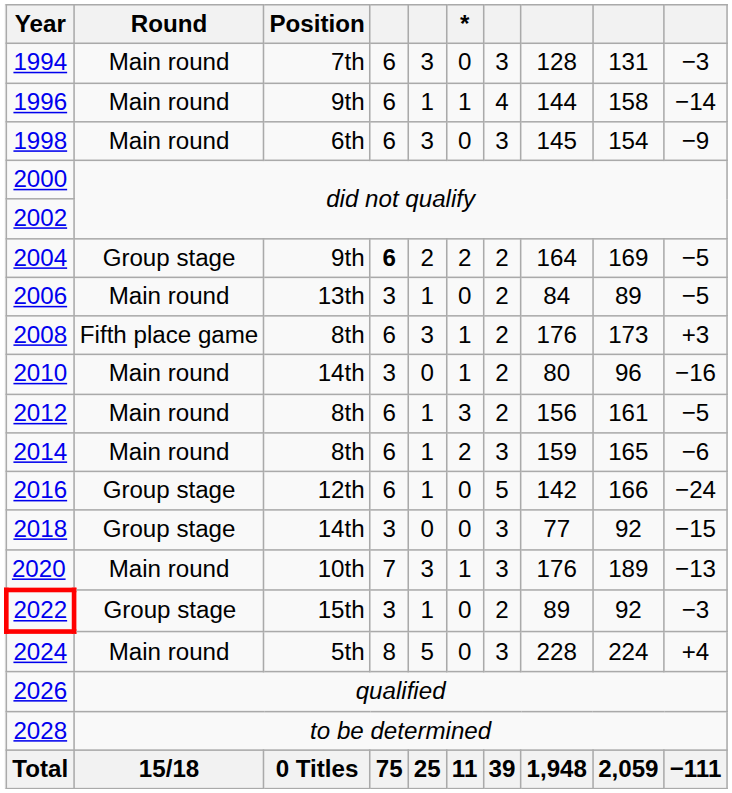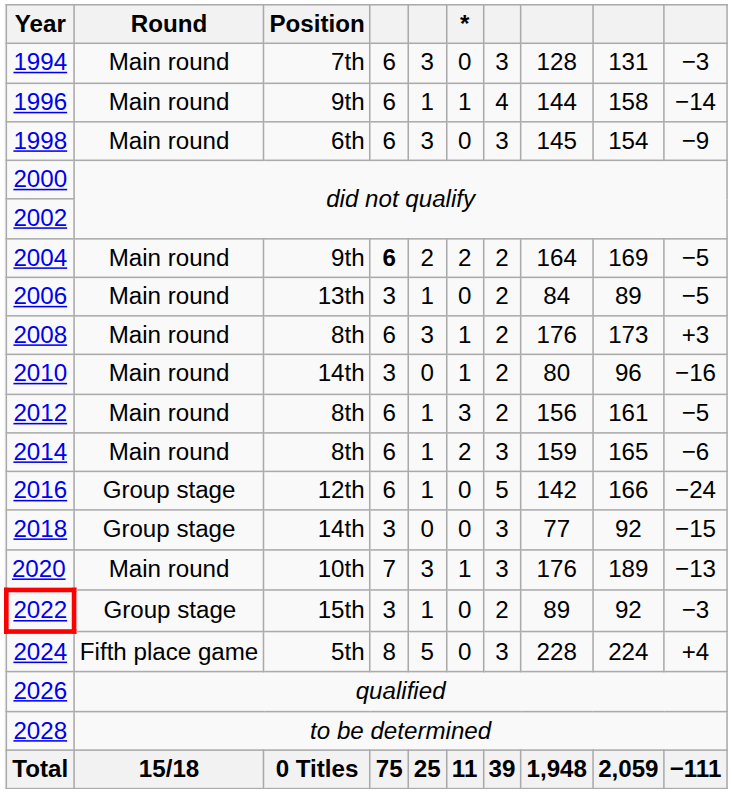(169, 256) Group stage -> (169, 256) Main round
(169, 334) Fifth place game -> (169, 334) Main round
(169, 651) Main round -> (169, 651) Fifth place game
